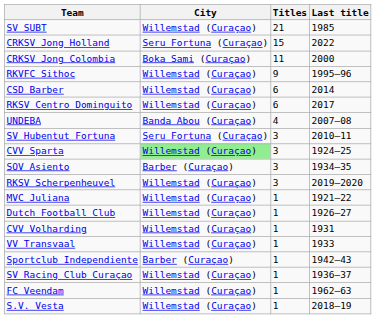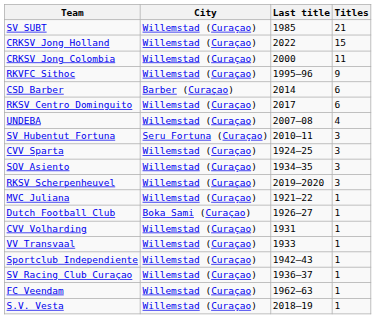columns swapped: (290, 12) <-> (340, 12)
(205, 43) Seru Fortuna (Curaçao) -> (200, 43) Willemstad (Curaçao)
(197, 58) Boka Sami (Curaçao) -> (200, 58) Willemstad (Curaçao)
(200, 89) Willemstad (Curaçao) -> (188, 89) Barber (Curaçao)
(200, 120) Banda Abou (Curaçao) -> (200, 120) Willemstad (Curaçao)
(200, 151) lightgreen background -> (200, 151) no background
(188, 167) Barber (Curaçao) -> (200, 167) Willemstad (Curaçao)
(200, 213) Willemstad (Curaçao) -> (197, 213) Boka Sami (Curaçao)
(188, 260) Barber (Curaçao) -> (200, 260) Willemstad (Curaçao)
